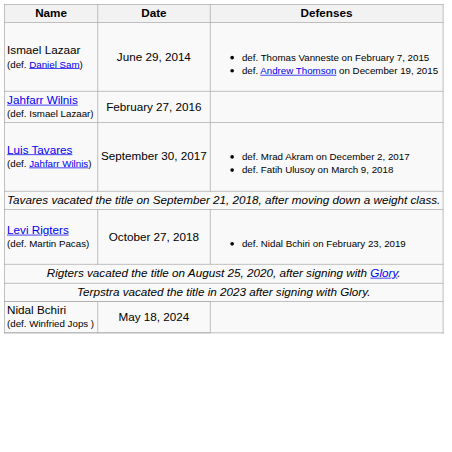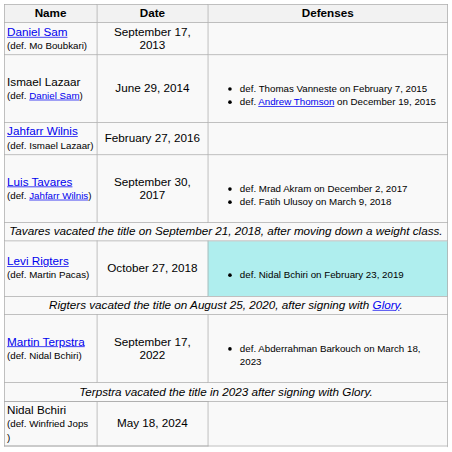+ row: (47, 38)
(327, 243) no background -> (328, 275) paleturquoise background
+ row: (46, 348)
